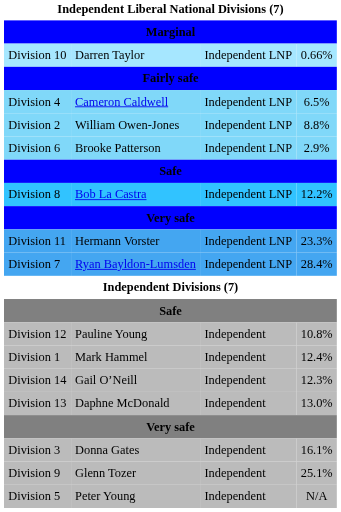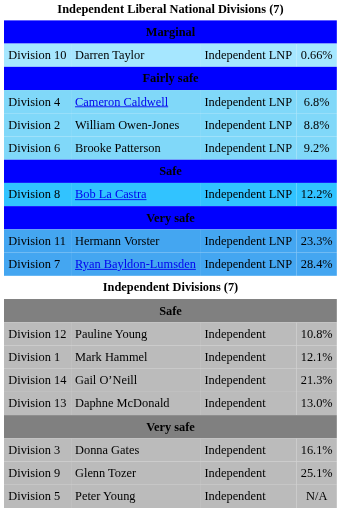(317, 101) 6.5% -> (317, 101) 6.8%
(317, 147) 2.9% -> (317, 147) 9.2%
(317, 356) 12.4% -> (317, 356) 12.1%
(317, 380) 12.3% -> (317, 380) 21.3%
